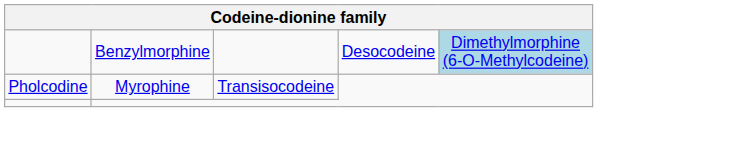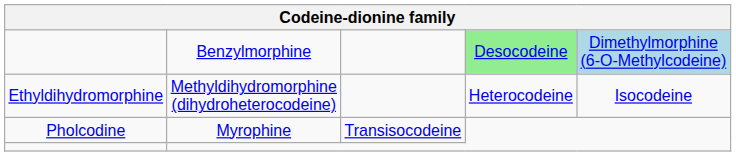(388, 52) no background -> (521, 52) lightgreen background
+ row: (254, 96)
